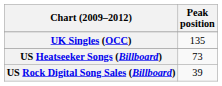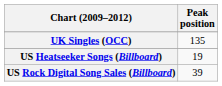(197, 56) 73 -> (197, 56) 19
